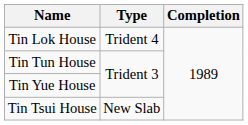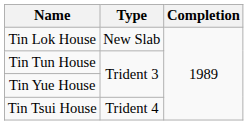(132, 39) Trident 4 -> (132, 39) New Slab
(132, 108) New Slab -> (132, 108) Trident 4
